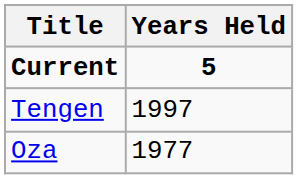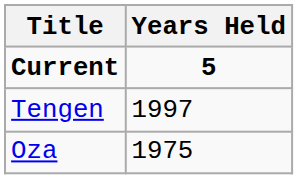(162, 152) 1977 -> (162, 152) 1975
